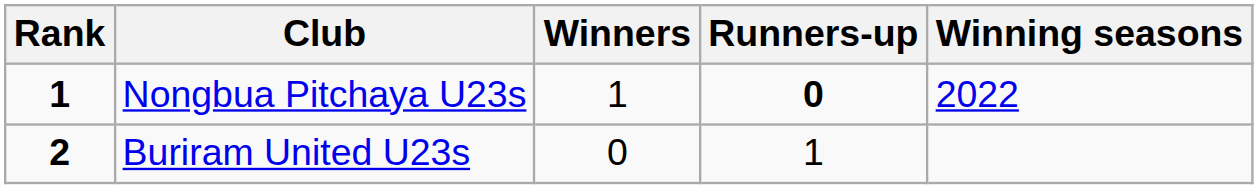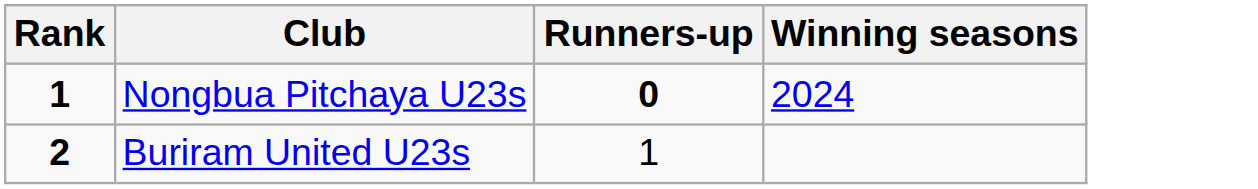- column: (617, 34)
(977, 93) 2022 -> (813, 93) 2024
